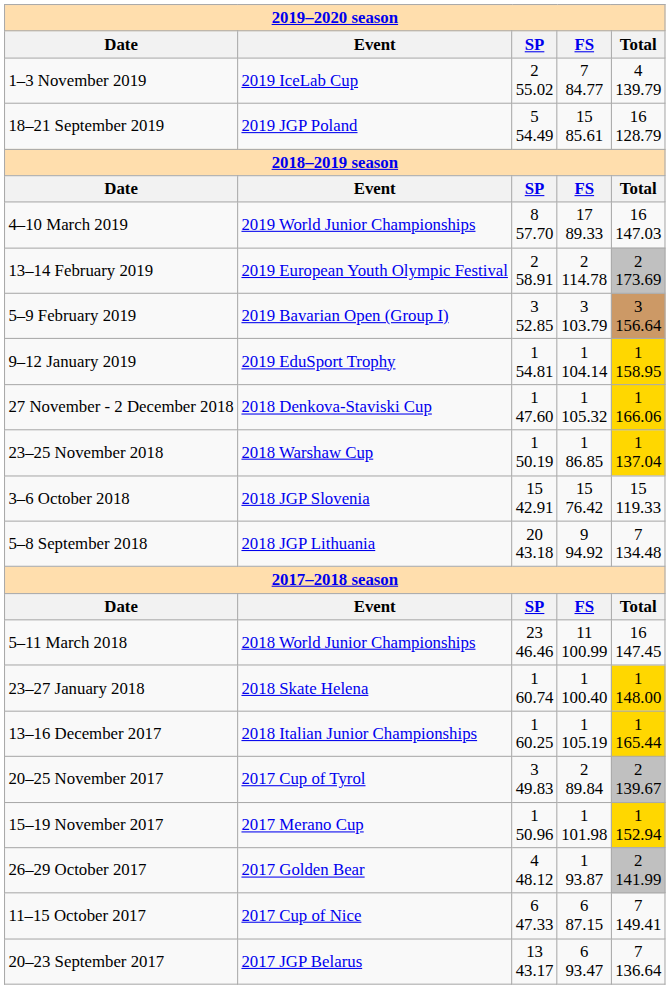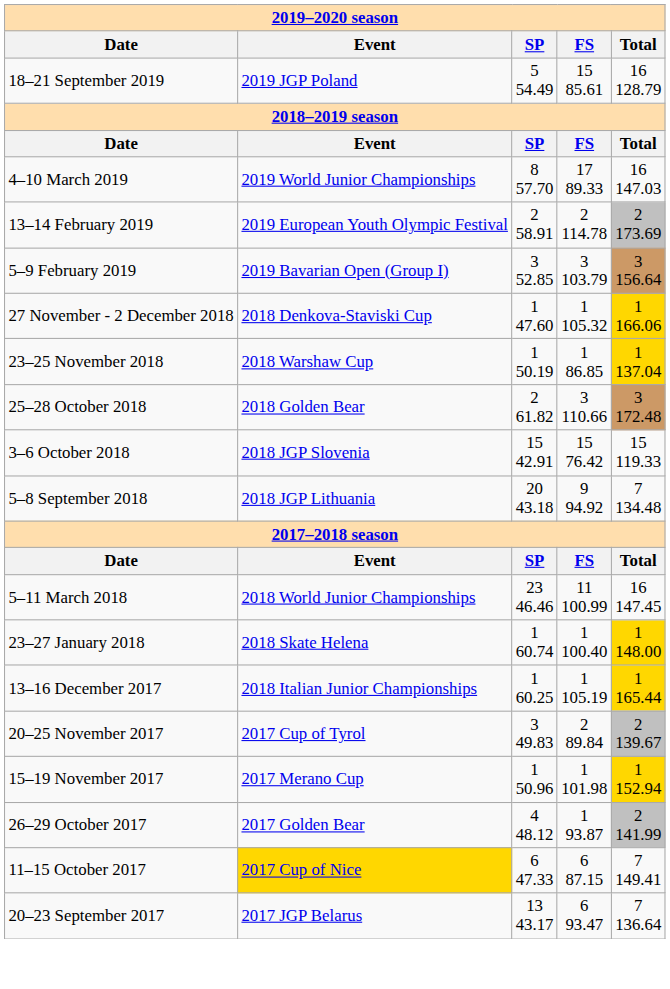- row: (77, 80)
- row: (72, 361)
+ row: (77, 407)
(301, 915) no background -> (301, 870) gold background
